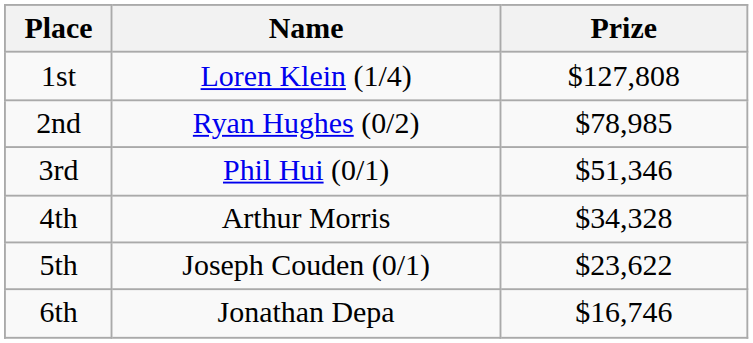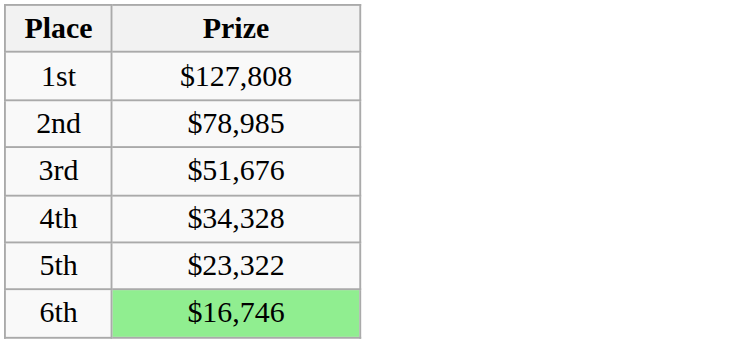- column: (306, 28)
(624, 170) $51,346 -> (236, 170) $51,676
(624, 265) $23,622 -> (236, 265) $23,322
(624, 312) no background -> (236, 312) lightgreen background
